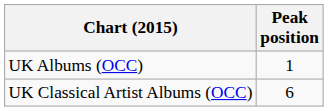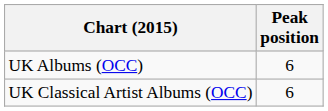(290, 65) 1 -> (290, 65) 6
